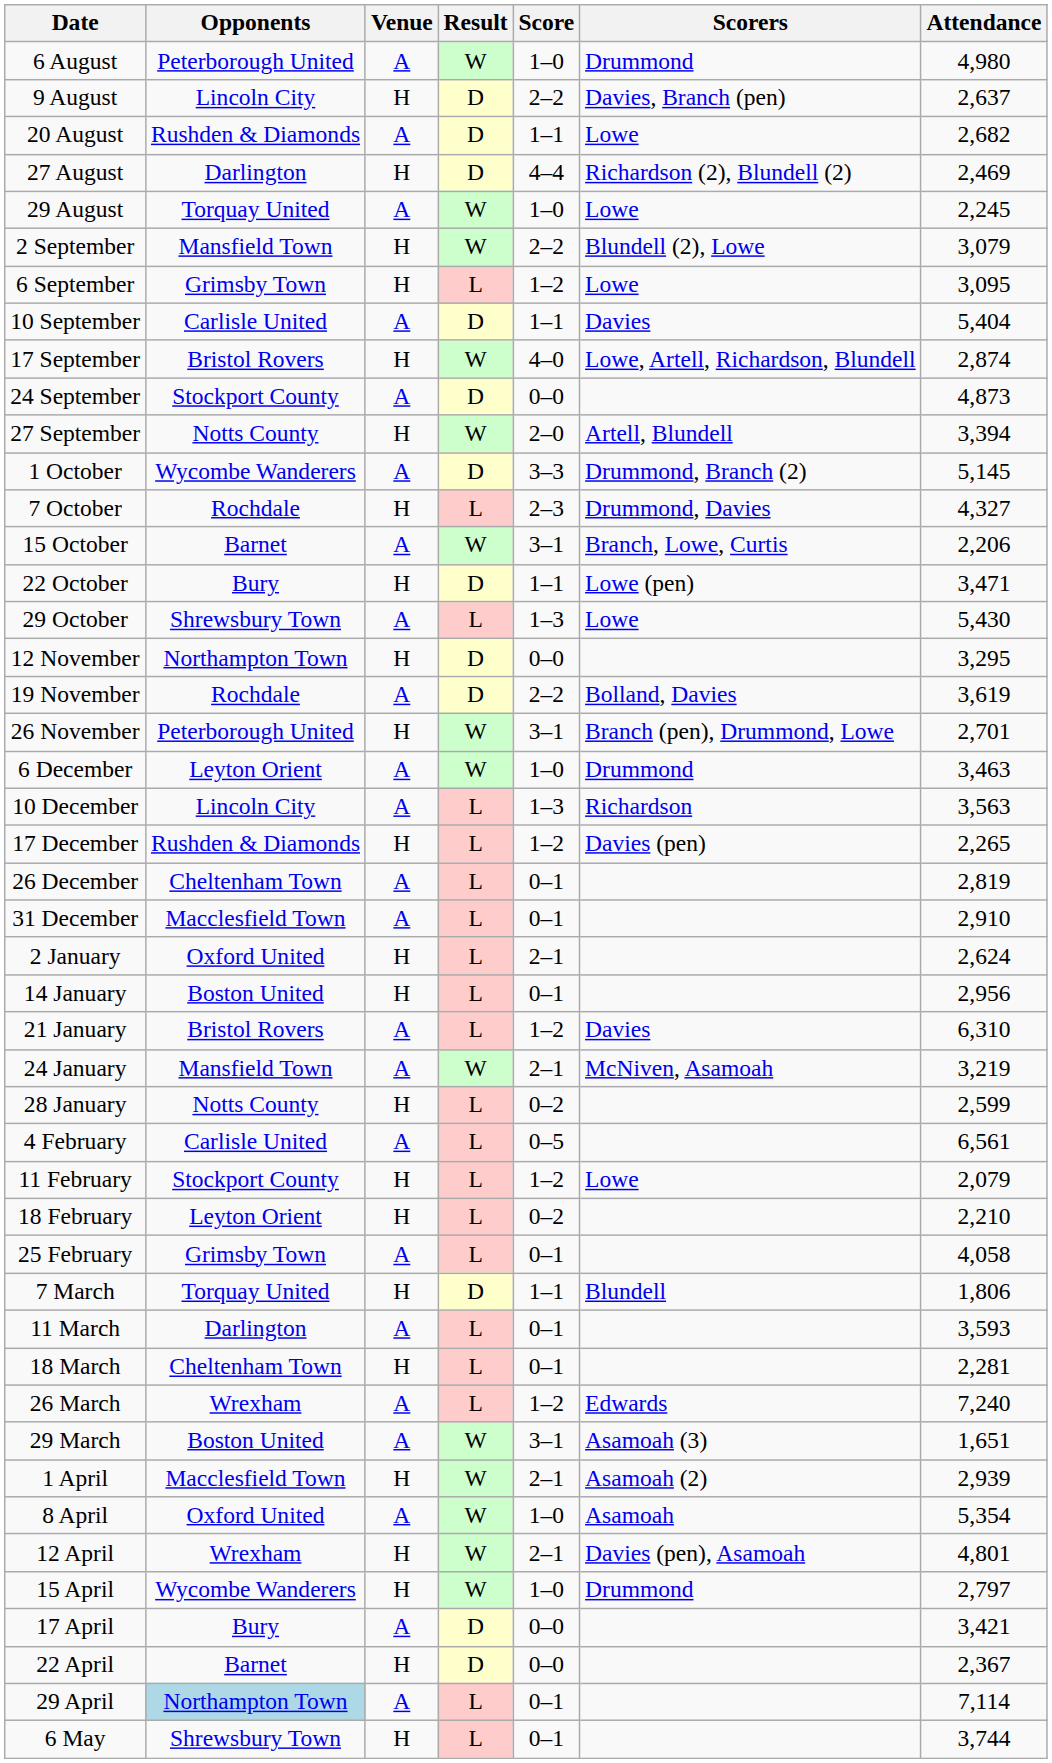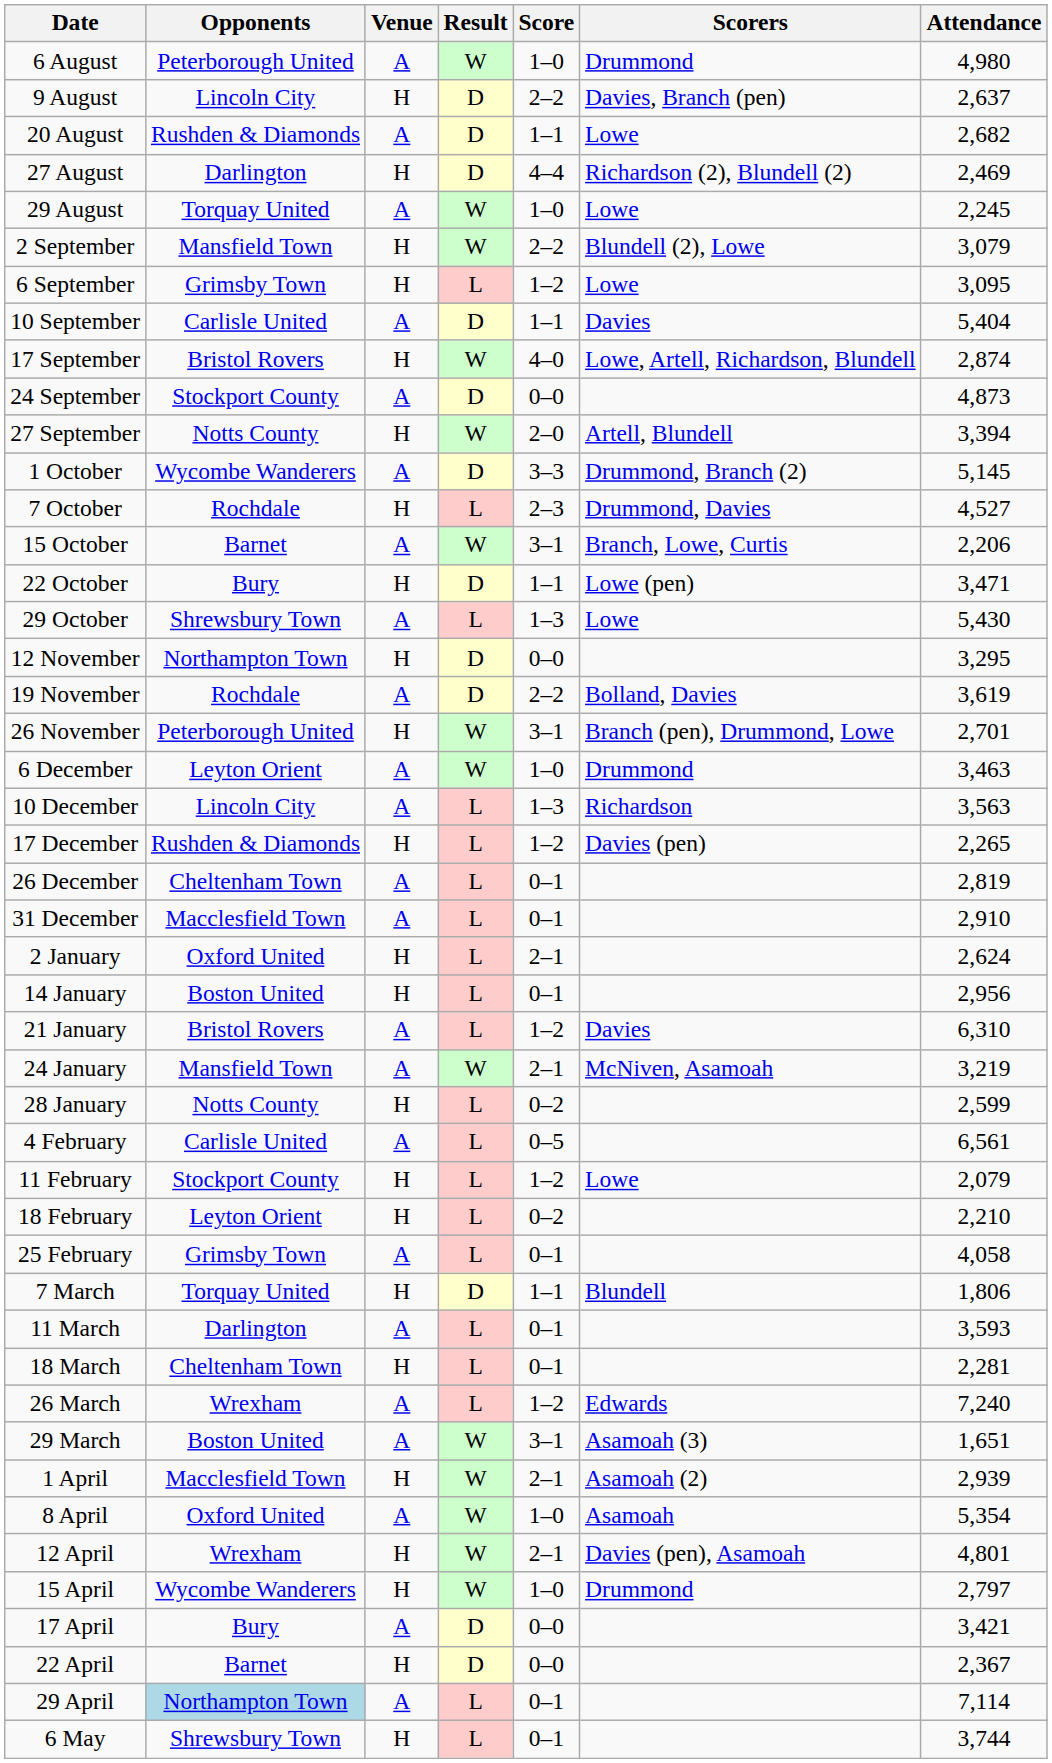(984, 508) 4,327 -> (984, 508) 4,527
